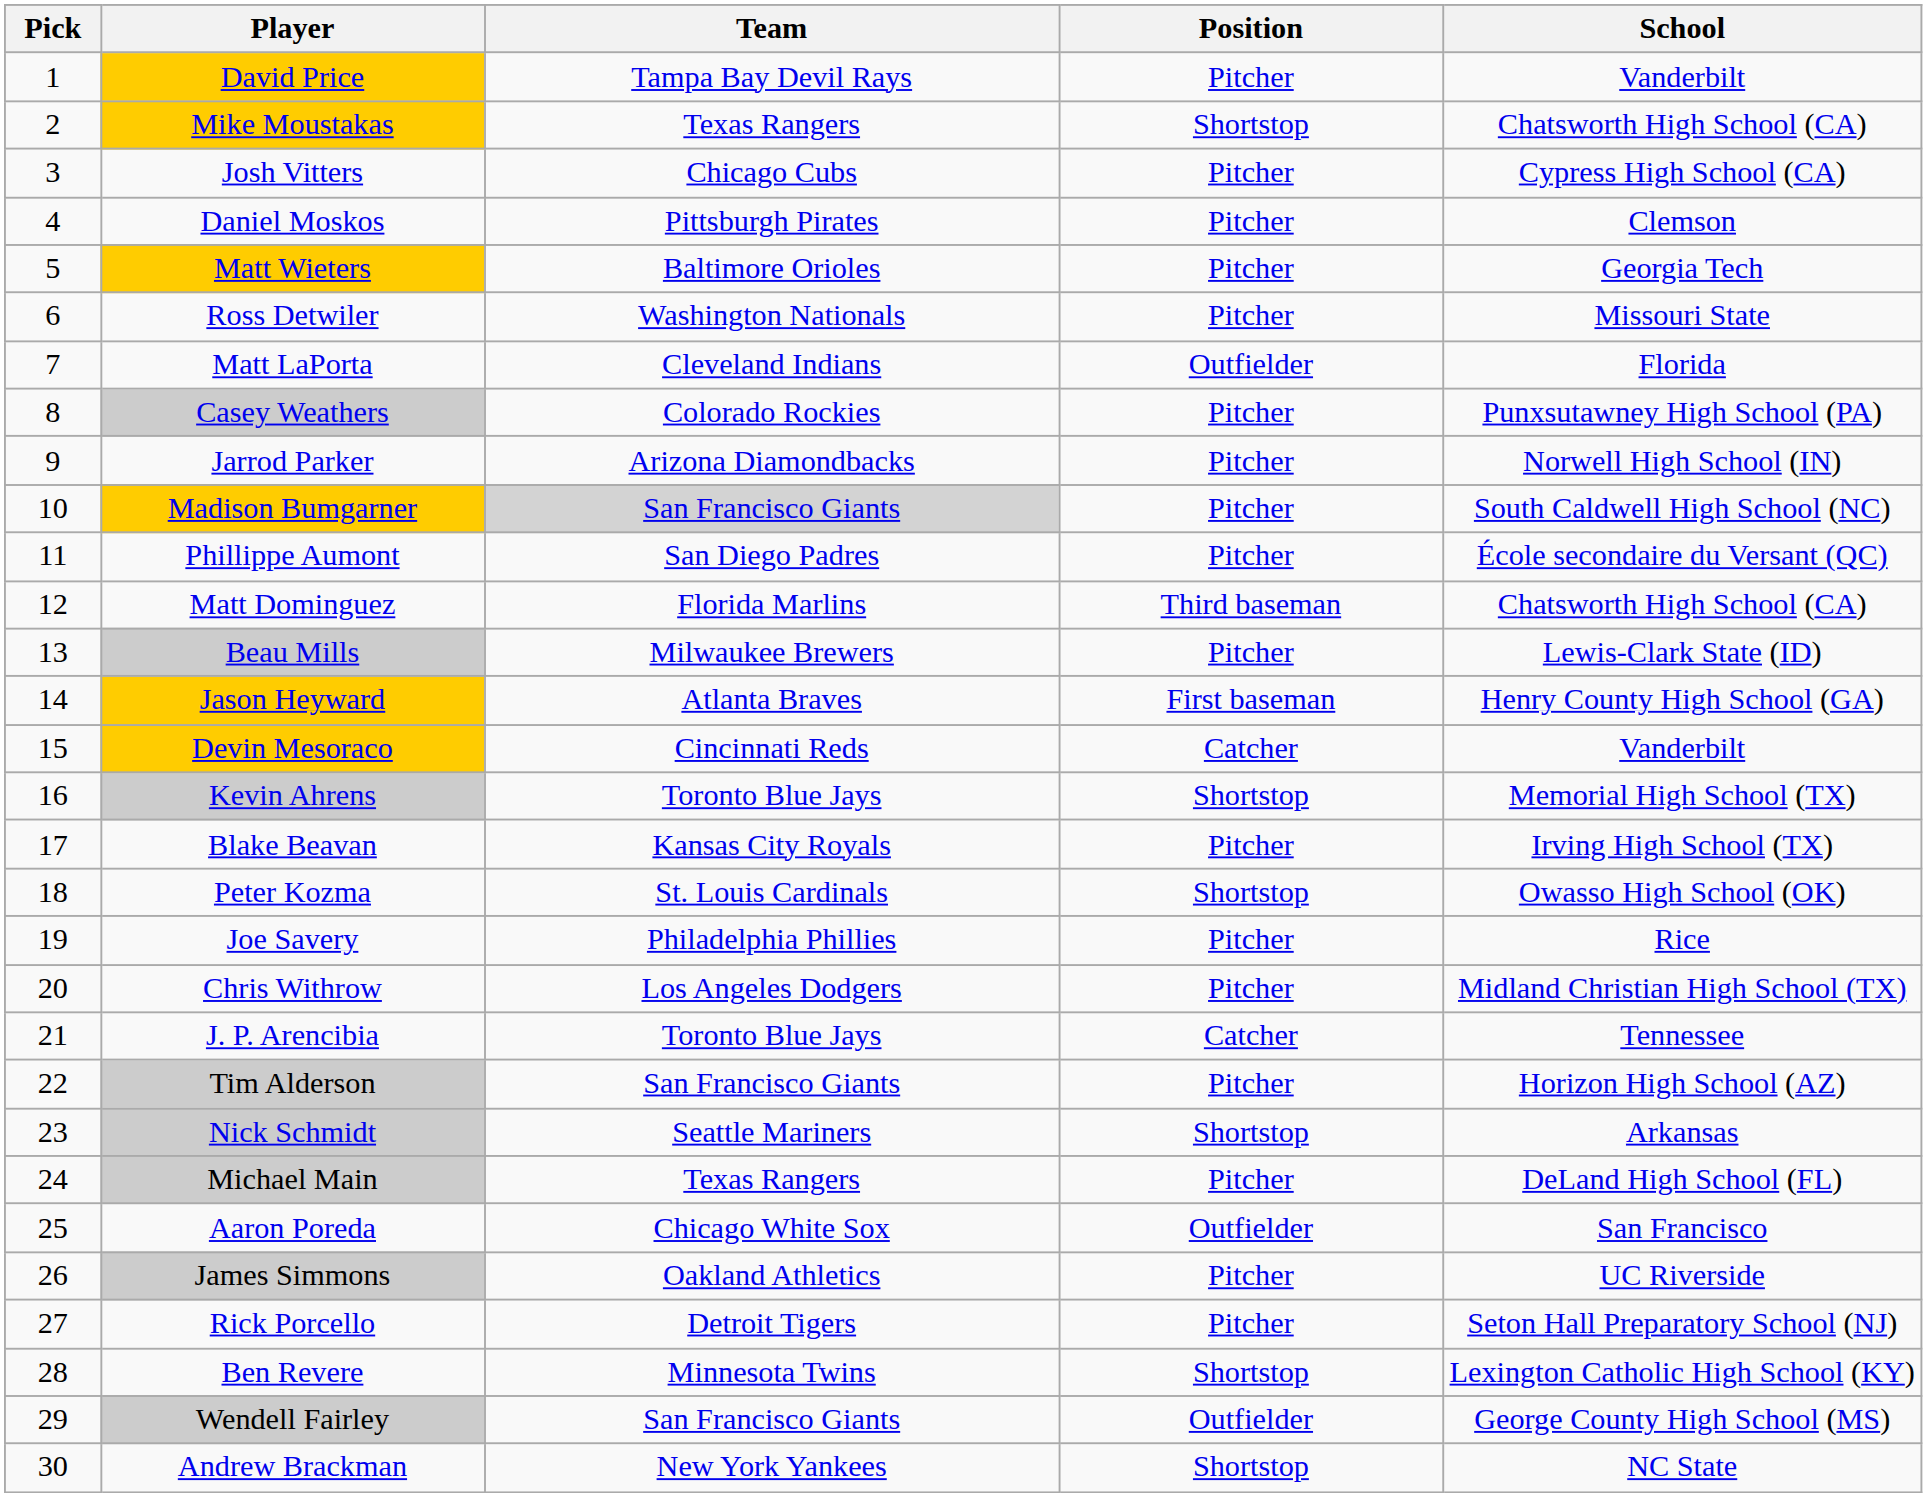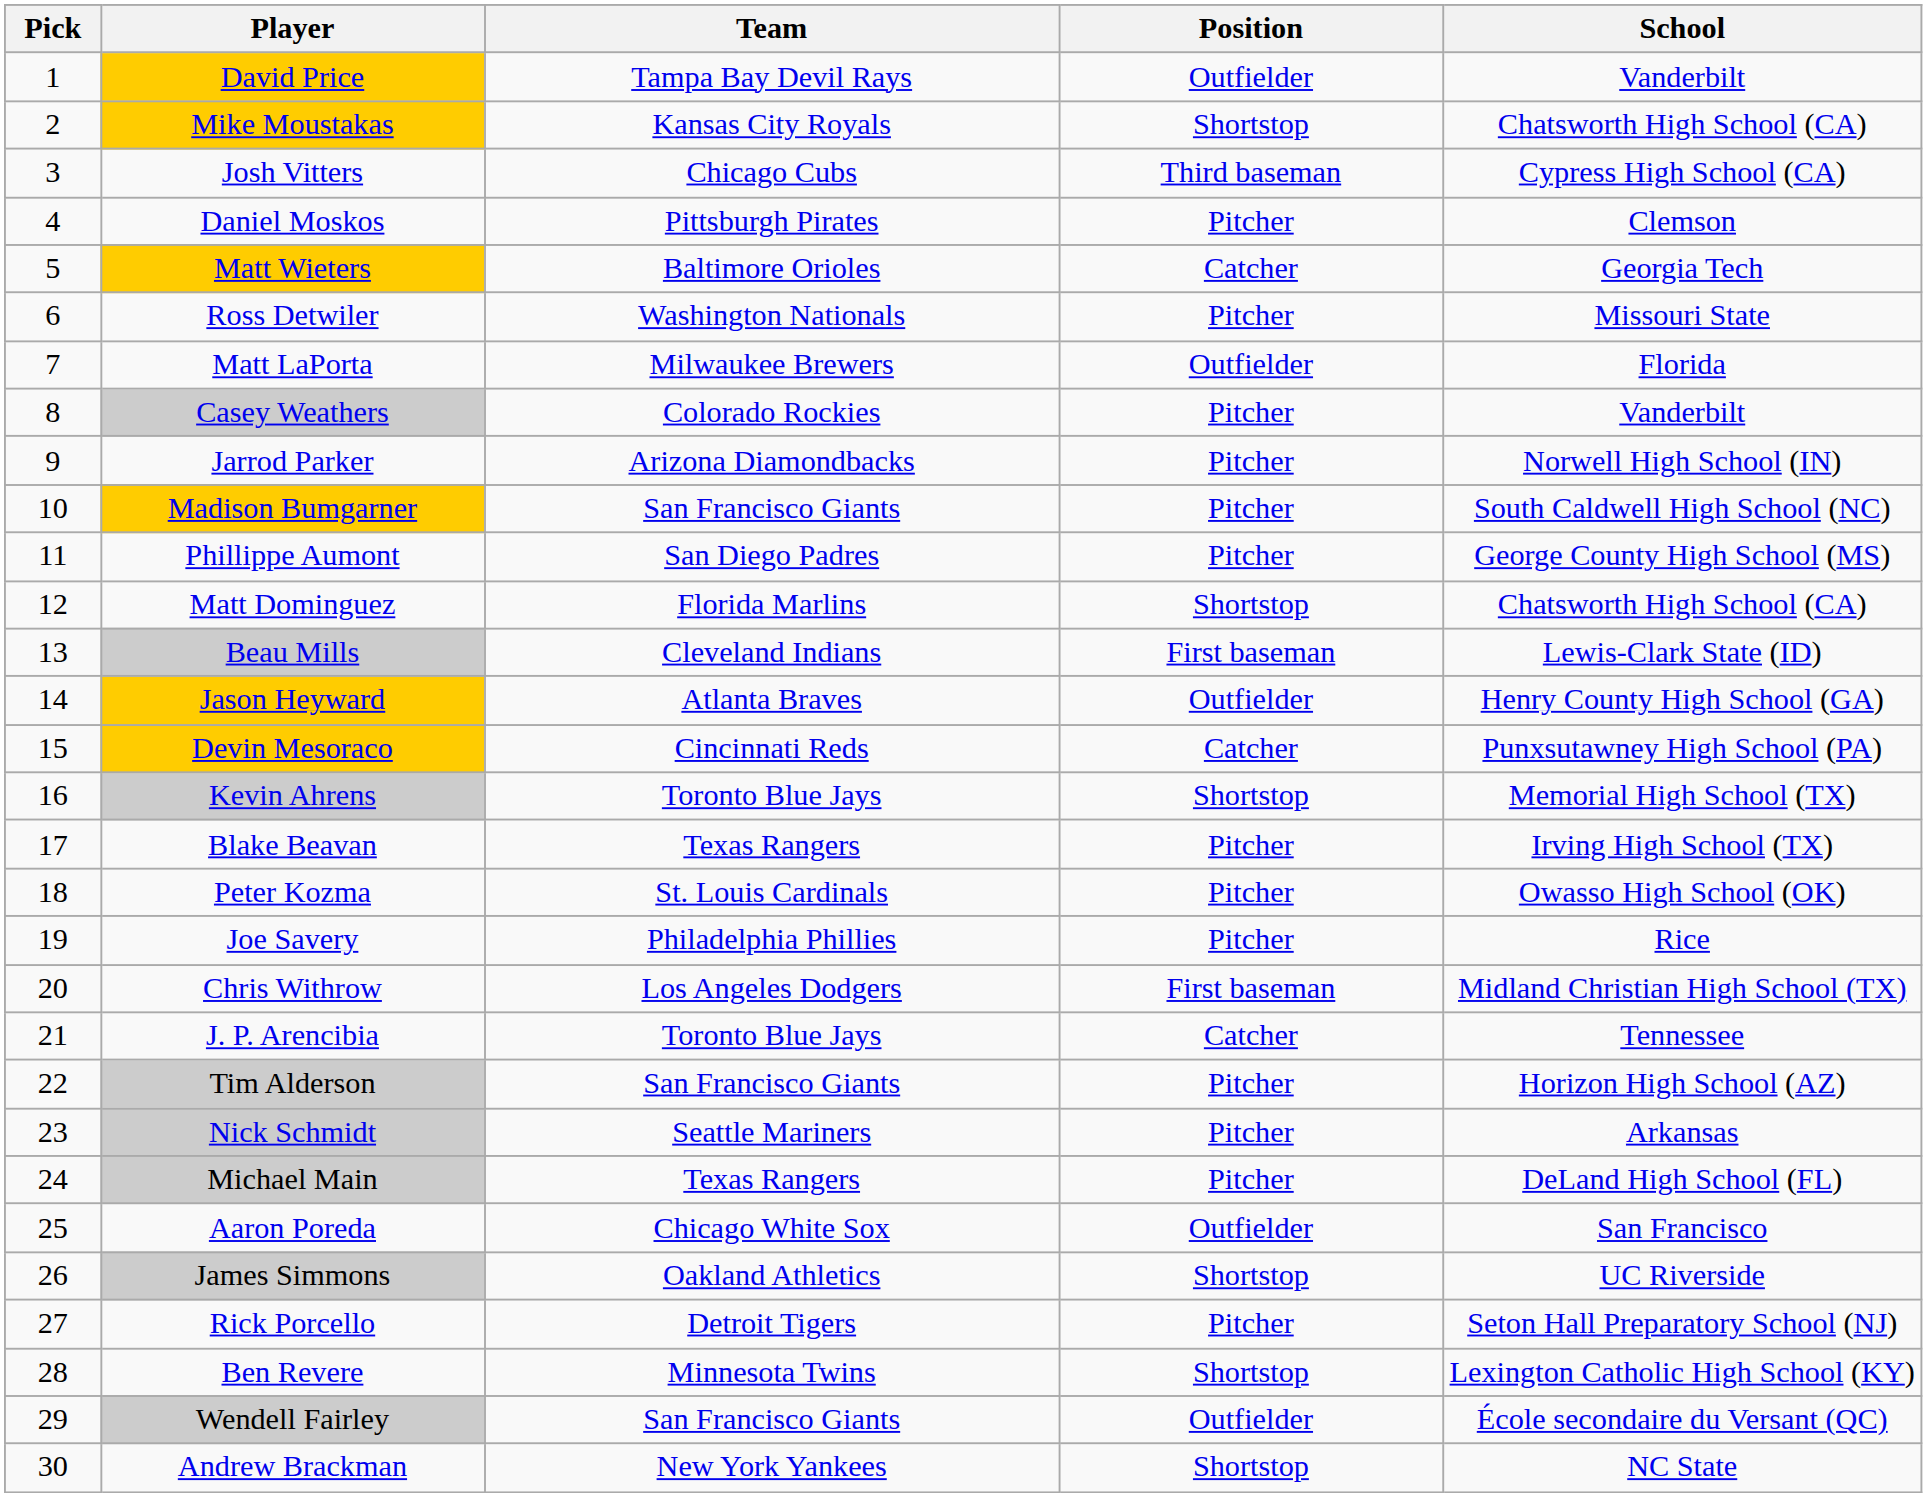(1251, 76) Pitcher -> (1251, 76) Outfielder
(772, 124) Texas Rangers -> (772, 124) Kansas City Royals
(1251, 172) Pitcher -> (1251, 172) Third baseman
(1251, 268) Pitcher -> (1251, 268) Catcher
(772, 364) Cleveland Indians -> (772, 364) Milwaukee Brewers
(1682, 412) Punxsutawney High School (PA) -> (1682, 412) Vanderbilt
(772, 508) lightgrey background -> (772, 508) no background
(1682, 556) École secondaire du Versant (QC) -> (1682, 556) George County High School (MS)
(1251, 603) Third baseman -> (1251, 603) Shortstop
(772, 651) Milwaukee Brewers -> (772, 651) Cleveland Indians
(1251, 651) Pitcher -> (1251, 651) First baseman
(1251, 699) First baseman -> (1251, 699) Outfielder
(1682, 747) Vanderbilt -> (1682, 747) Punxsutawney High School (PA)
(772, 843) Kansas City Royals -> (772, 843) Texas Rangers
(1251, 891) Shortstop -> (1251, 891) Pitcher
(1251, 987) Pitcher -> (1251, 987) First baseman
(1251, 1131) Shortstop -> (1251, 1131) Pitcher
(1251, 1275) Pitcher -> (1251, 1275) Shortstop
(1682, 1419) George County High School (MS) -> (1682, 1419) École secondaire du Versant (QC)
